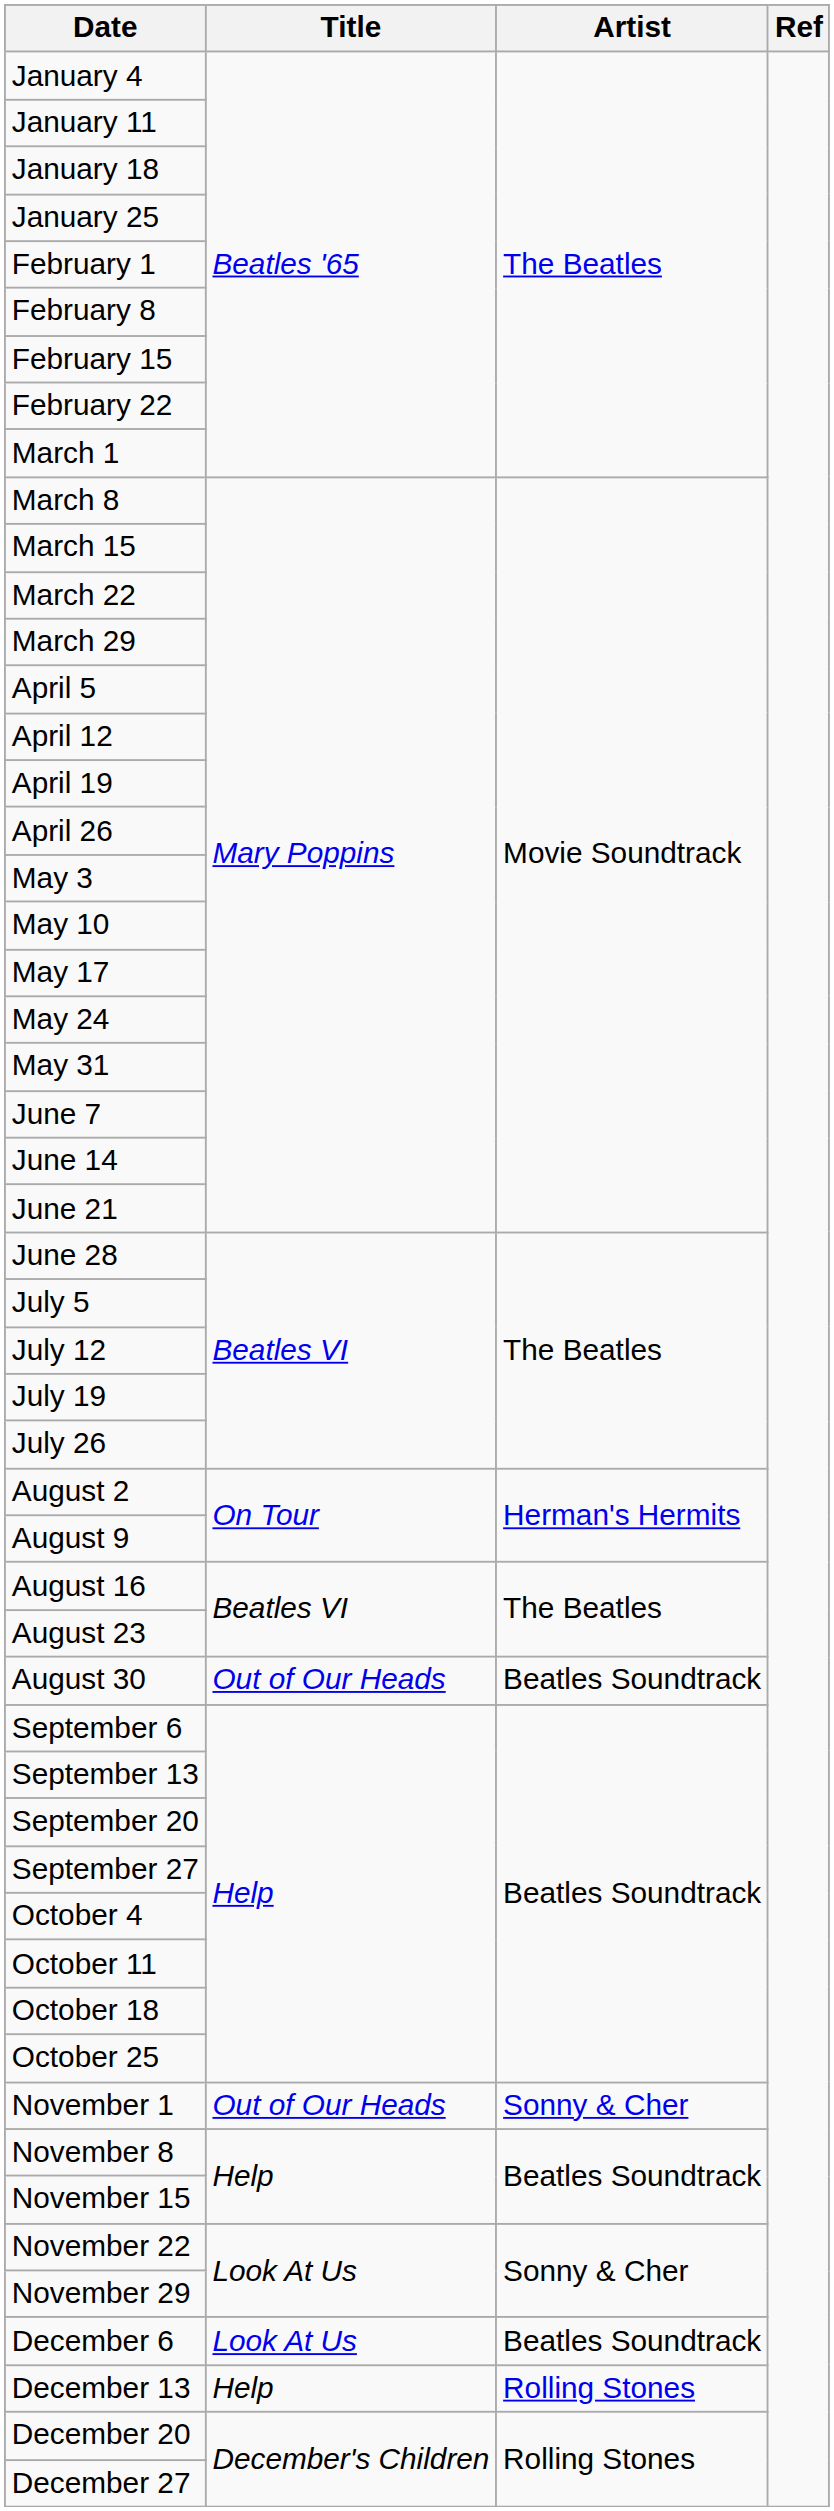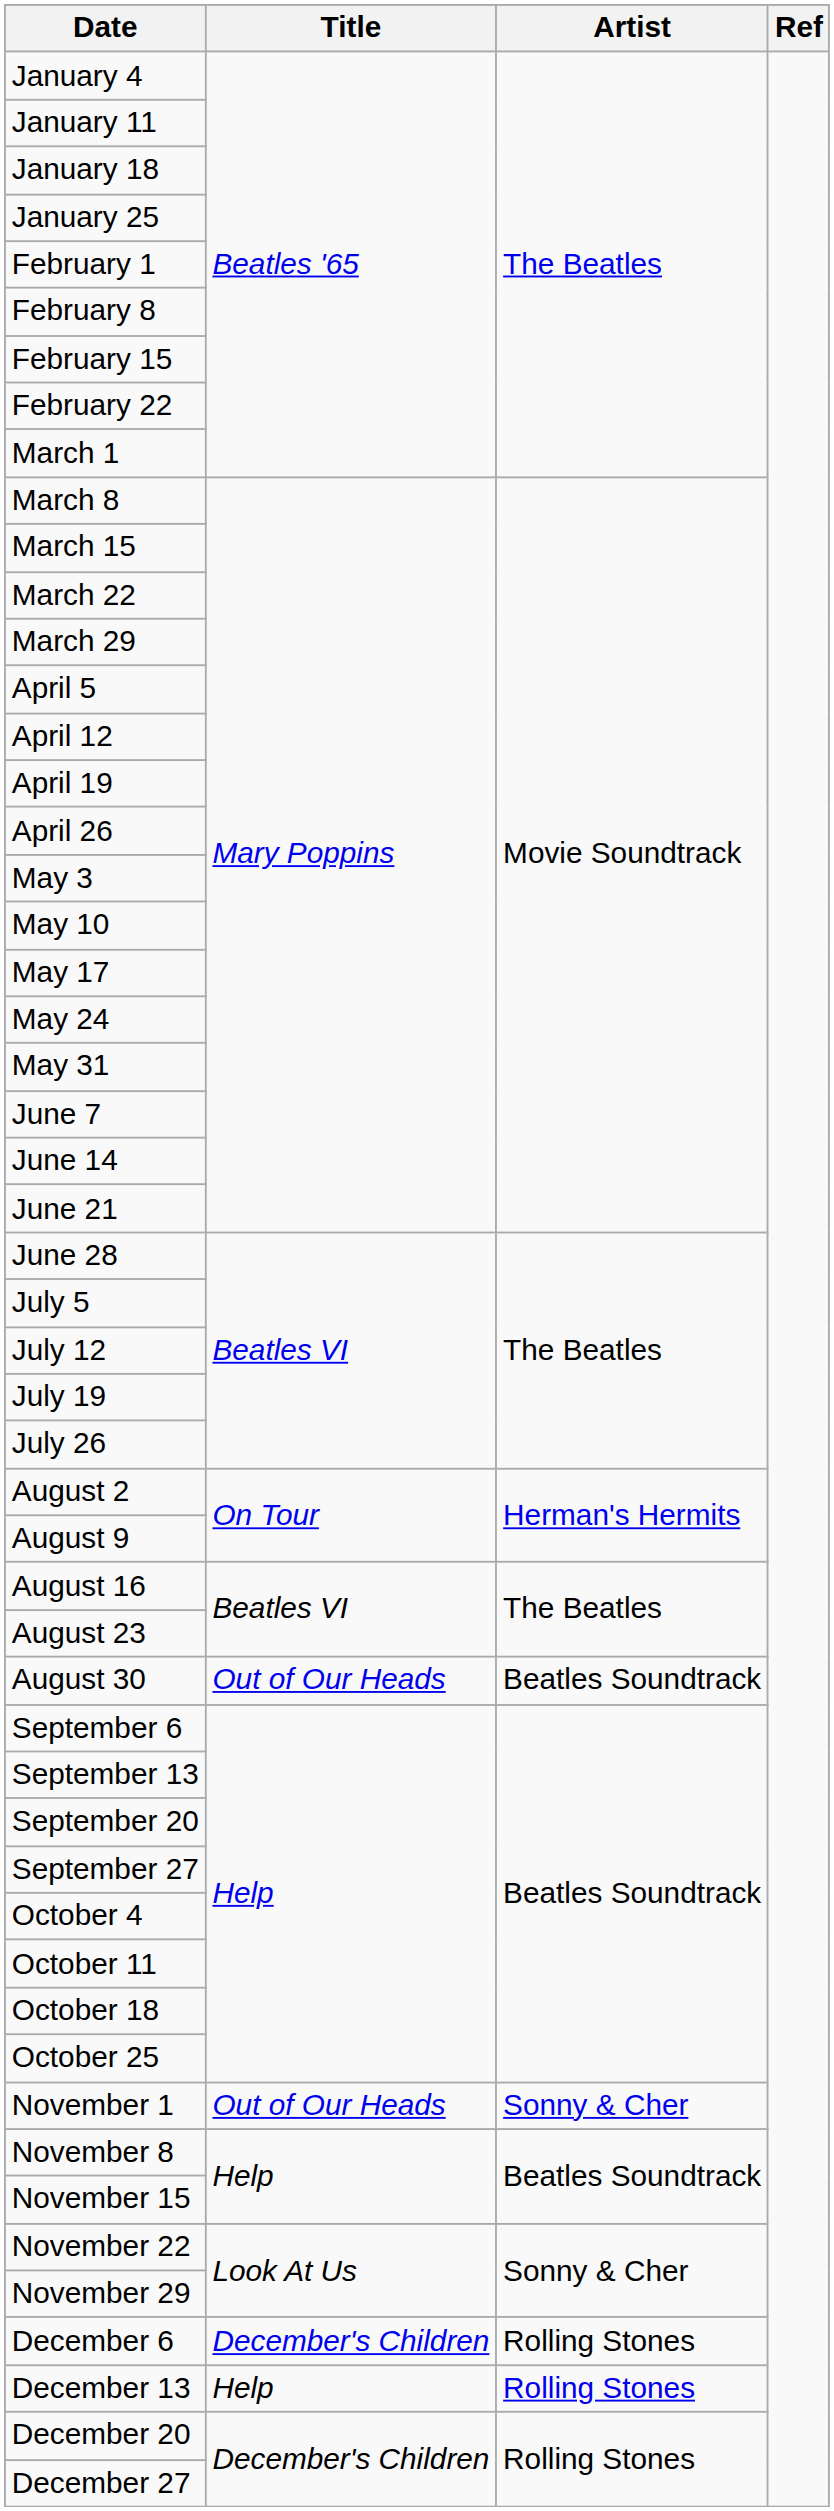(285, 2340) Look At Us -> (351, 2340) December's Children
(632, 2340) Beatles Soundtrack -> (599, 2340) Rolling Stones
